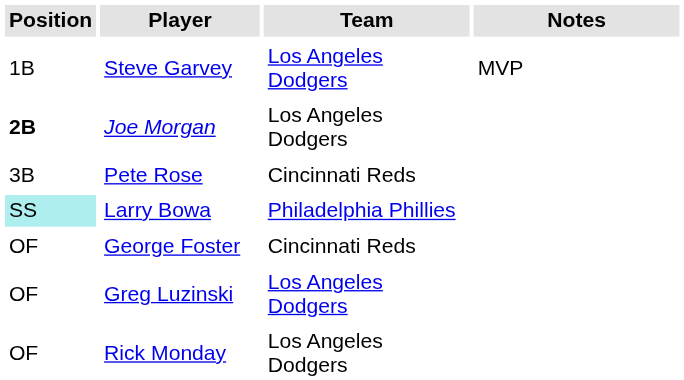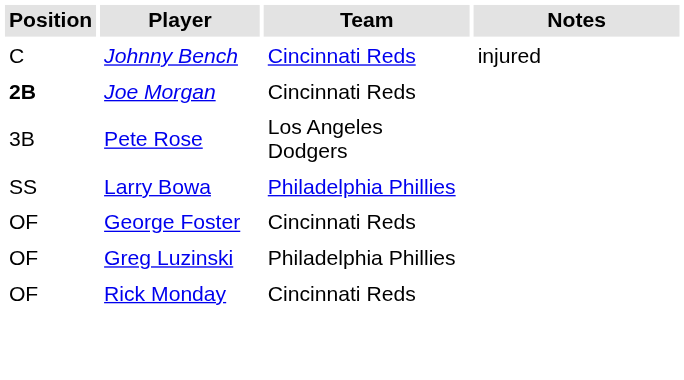+ row: (171, 56)
- row: (168, 68)
(325, 127) Los Angeles Dodgers -> (342, 91) Cincinnati Reds
(342, 175) Cincinnati Reds -> (325, 139) Los Angeles Dodgers
(23, 210) paleturquoise background -> (23, 186) no background
(325, 293) Los Angeles Dodgers -> (362, 258) Philadelphia Phillies
(325, 353) Los Angeles Dodgers -> (342, 293) Cincinnati Reds
